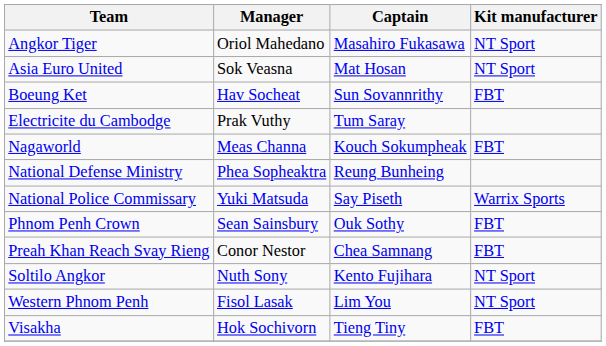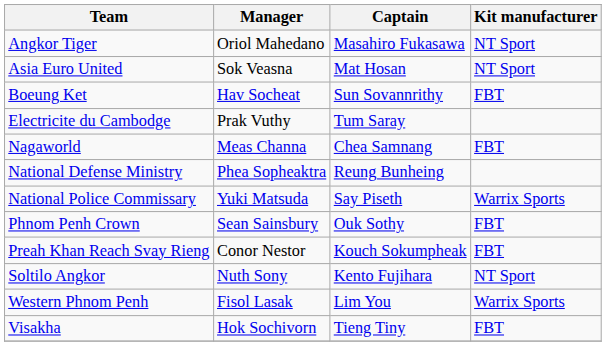(400, 146) Kouch Sokumpheak -> (383, 146) Chea Samnang
(383, 250) Chea Samnang -> (400, 250) Kouch Sokumpheak
(505, 302) NT Sport -> (519, 302) Warrix Sports
